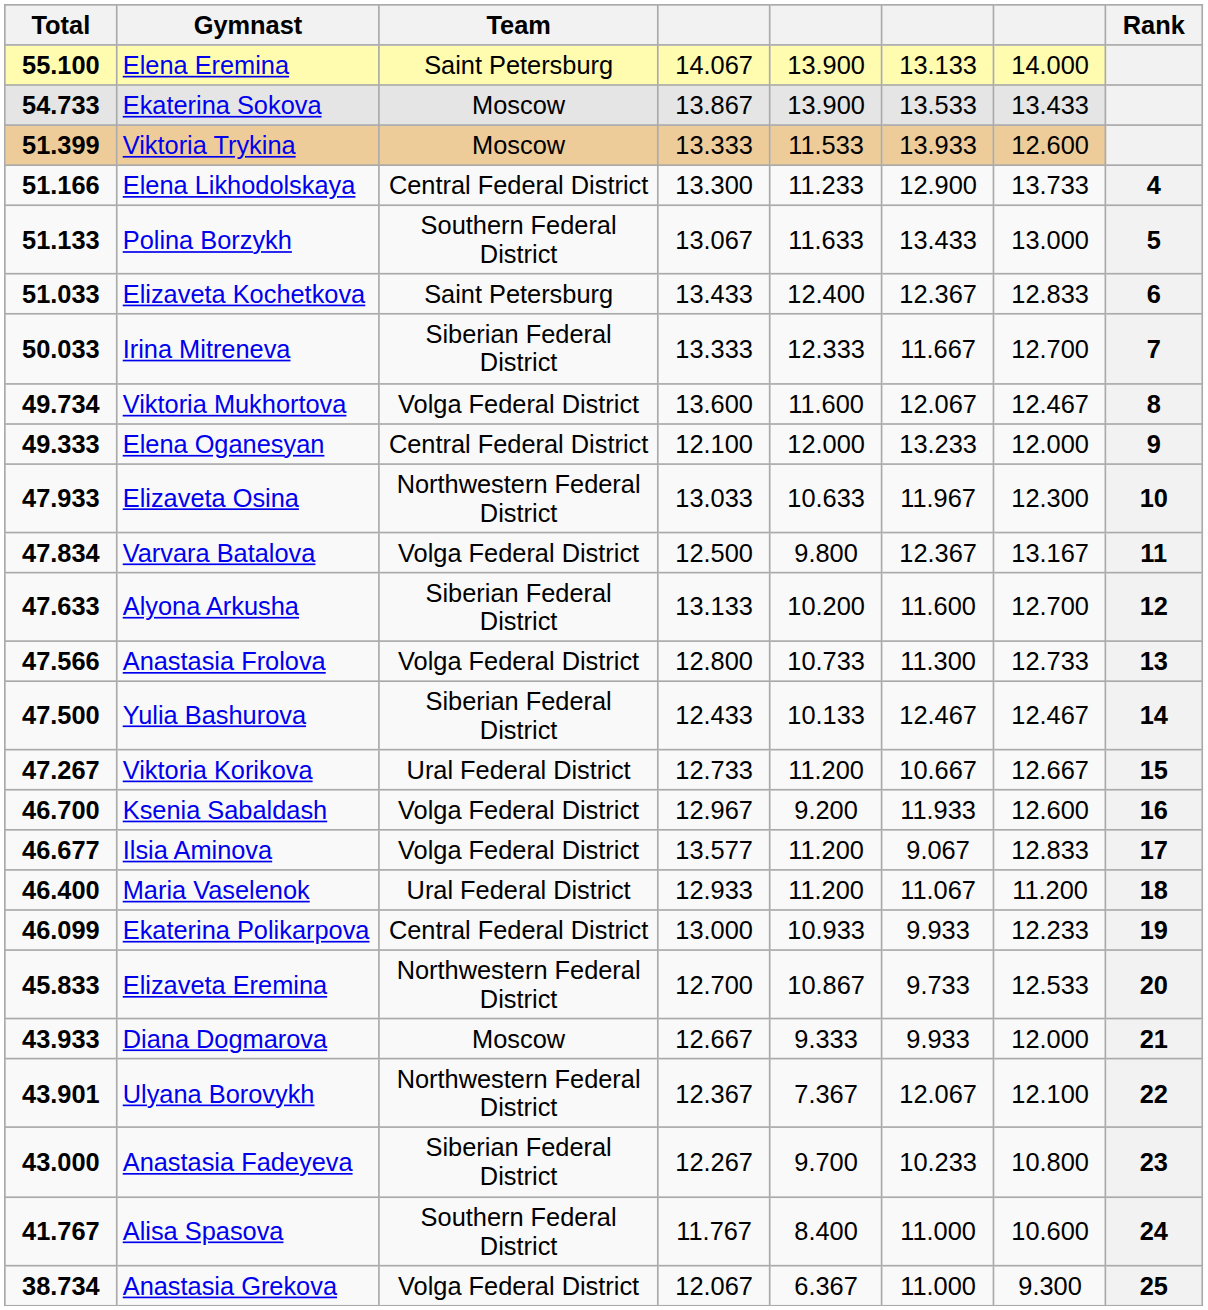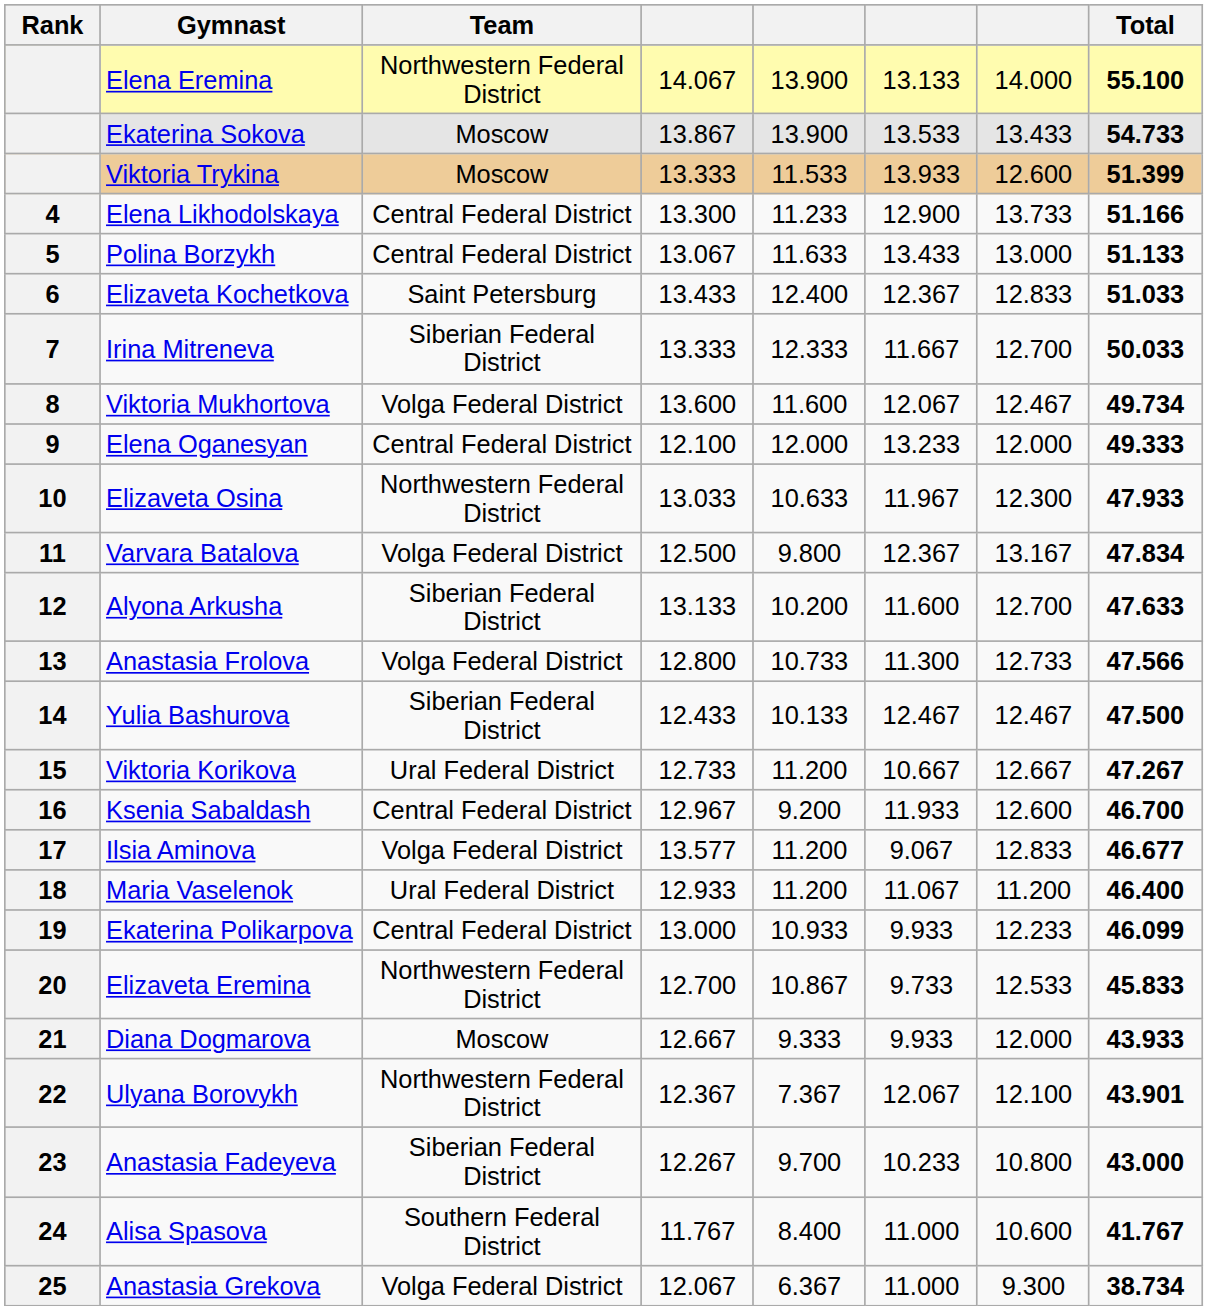columns swapped: (1154, 25) <-> (61, 25)
(519, 65) Saint Petersburg -> (502, 79) Northwestern Federal District
(519, 240) Southern Federal District -> (502, 254) Central Federal District
(519, 810) Volga Federal District -> (502, 810) Central Federal District
